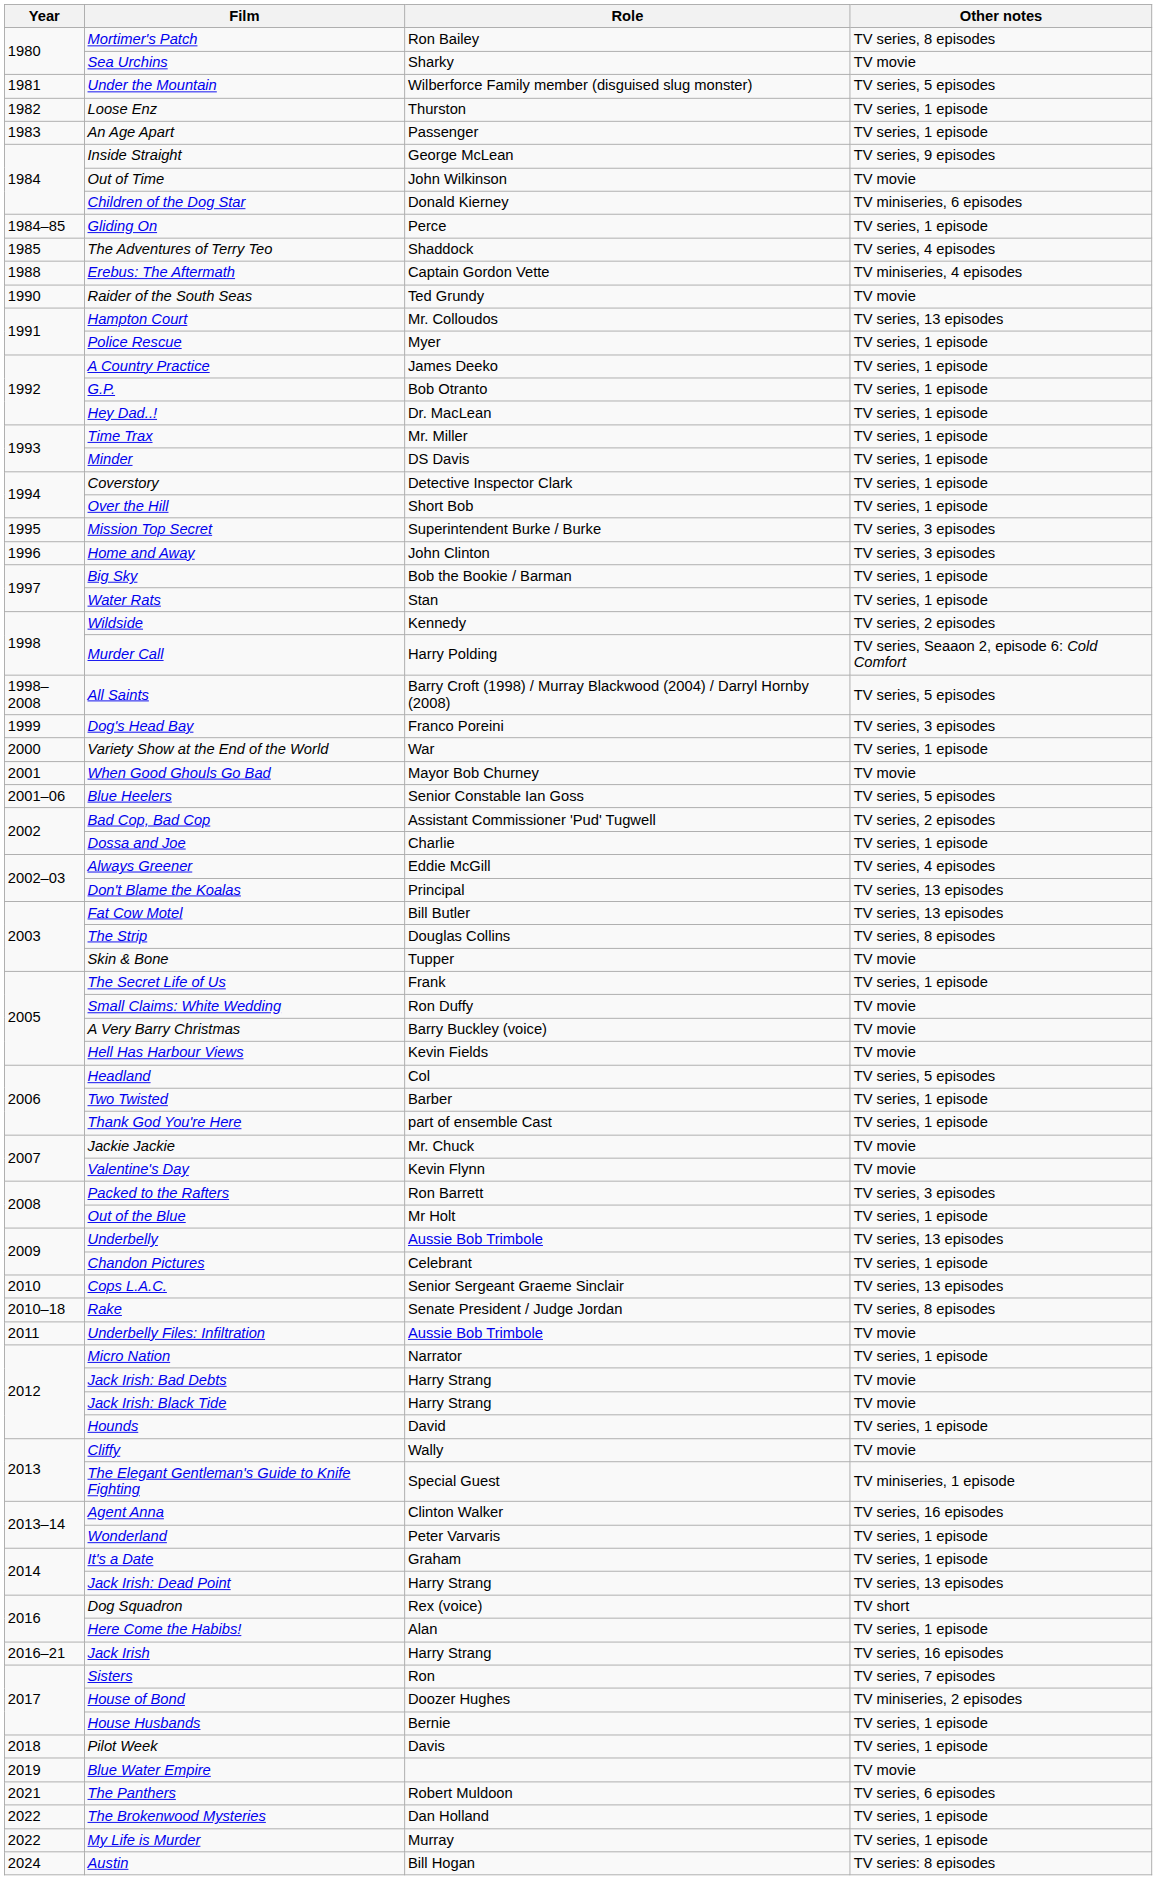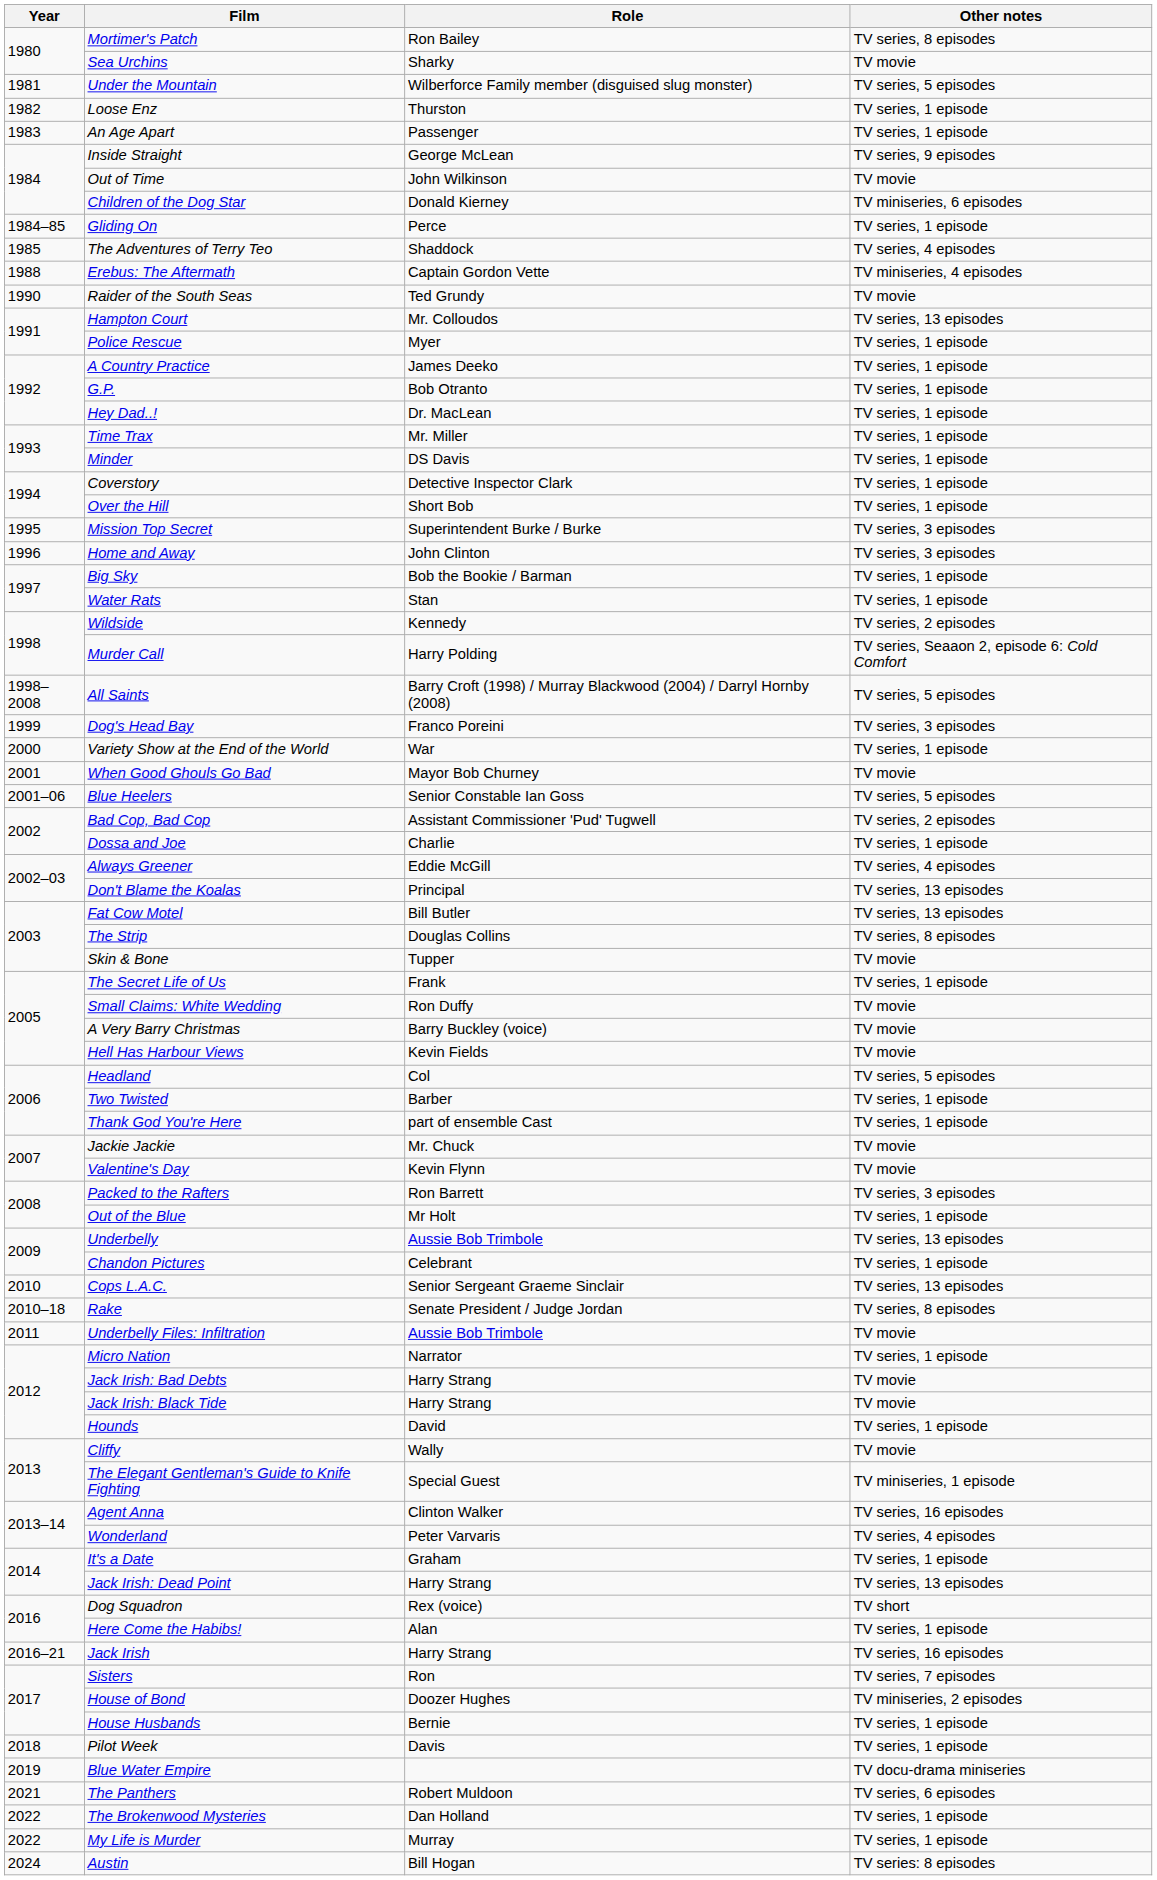(921, 1536) TV series, 1 episode -> (924, 1536) TV series, 4 episodes
(885, 1770) TV movie -> (940, 1770) TV docu-drama miniseries
